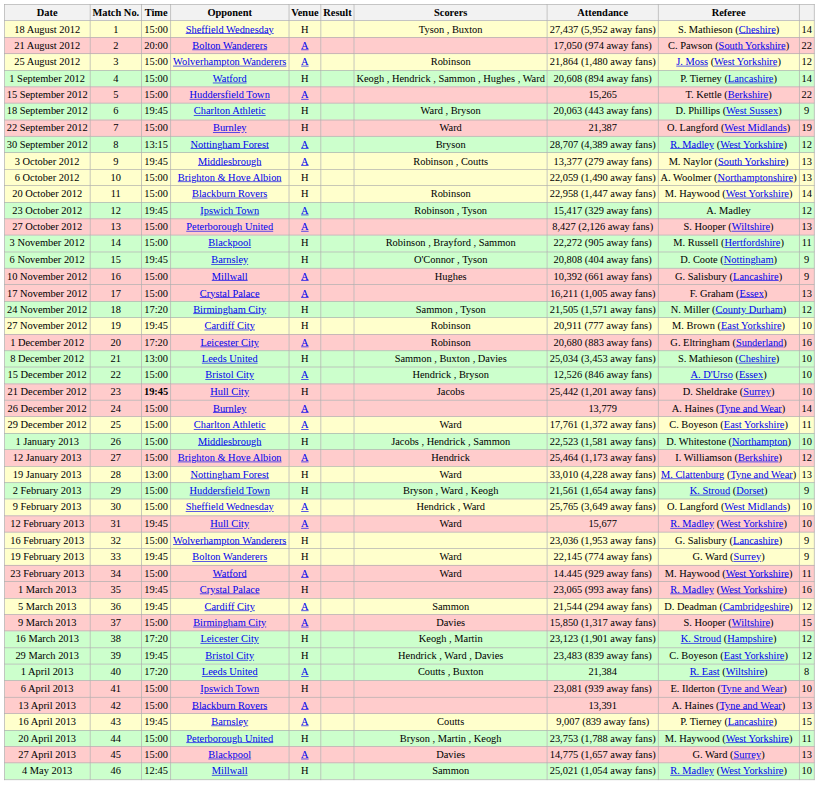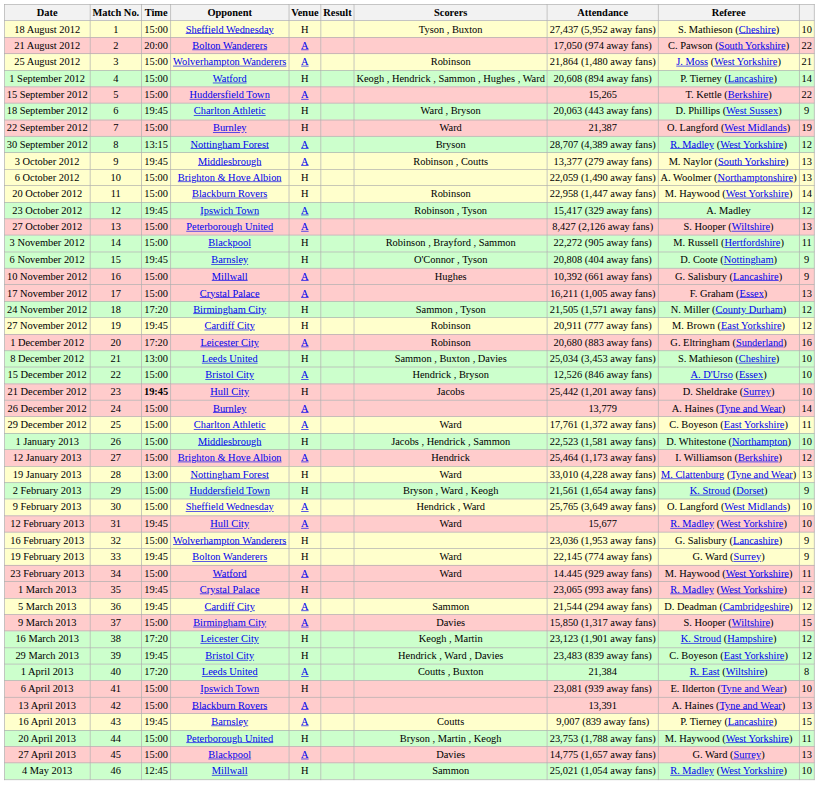(807, 29) 14 -> (807, 29) 10
(807, 62) 12 -> (807, 62) 21
(807, 326) 10 -> (807, 326) 12
(807, 590) 16 -> (807, 590) 12
